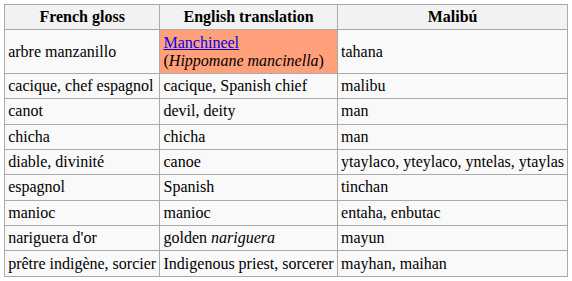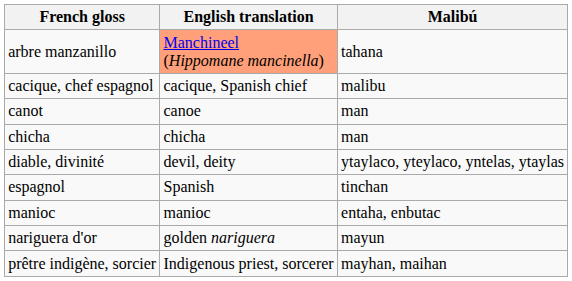(199, 111) devil, deity -> (182, 111) canoe
(182, 162) canoe -> (199, 162) devil, deity
